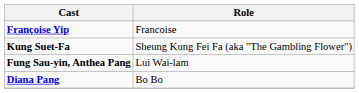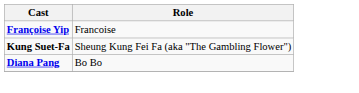- row: (69, 63)
